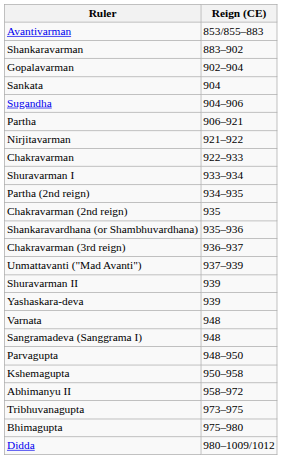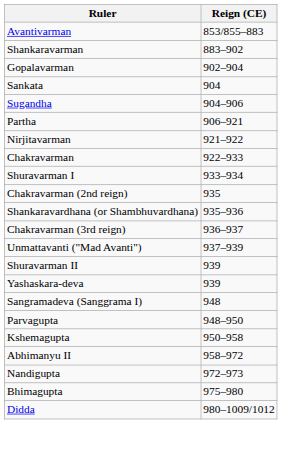- row: (48, 193)
- row: (24, 319)
+ row: (33, 373)
- row: (46, 409)
